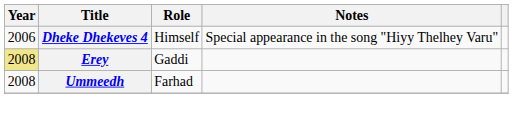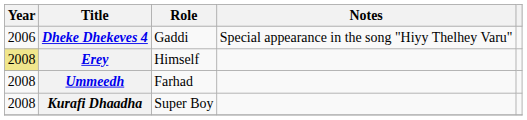(177, 37) Himself -> (171, 37) Gaddi
(171, 59) Gaddi -> (177, 59) Himself
+ row: (95, 103)
